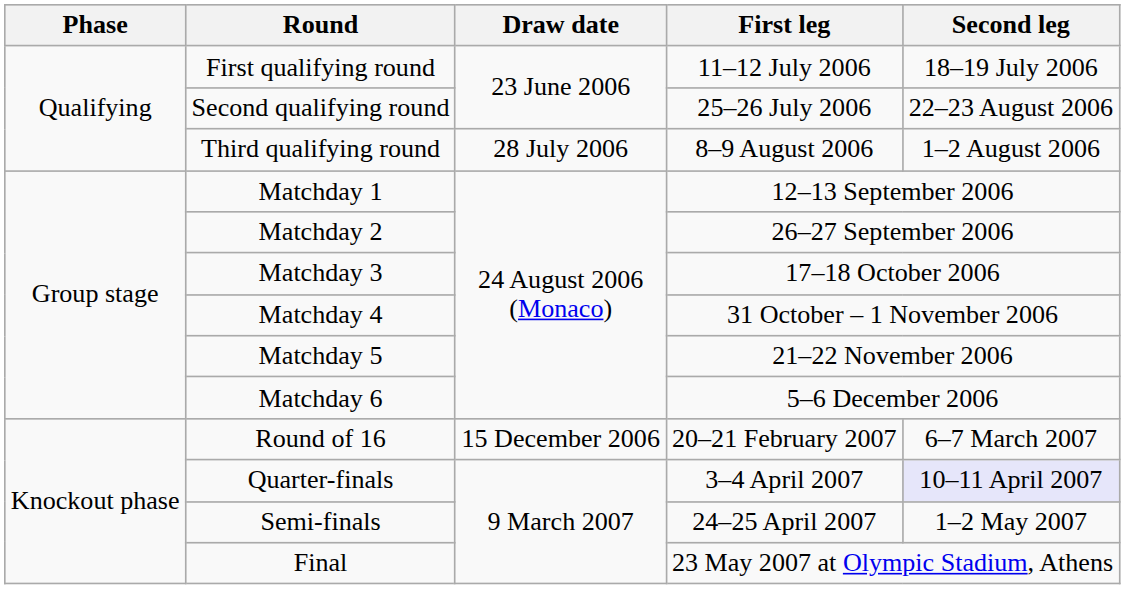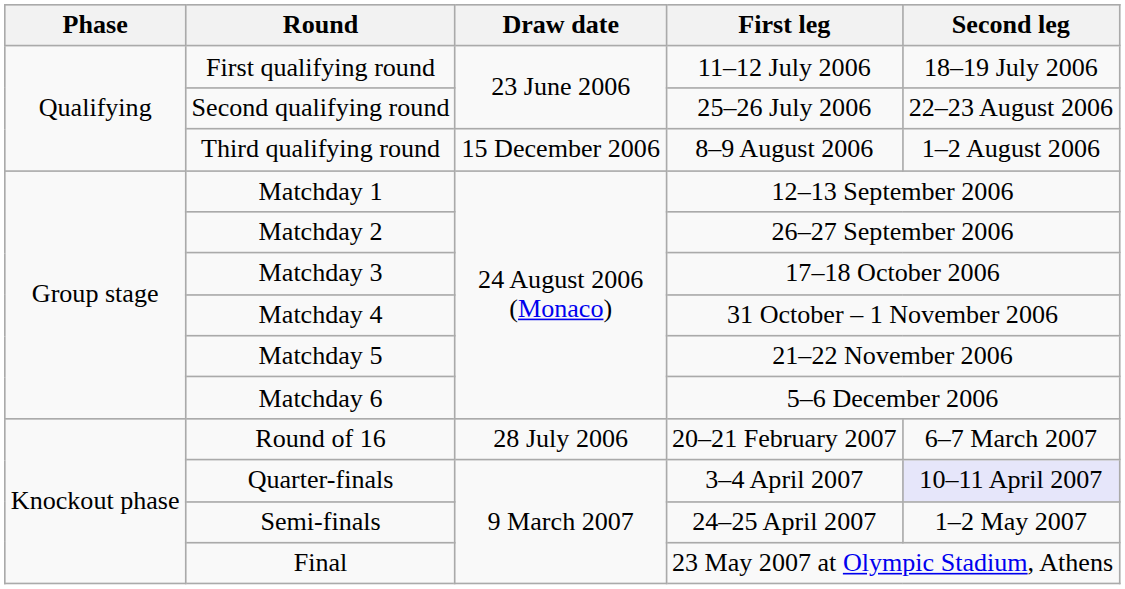(561, 149) 28 July 2006 -> (561, 149) 15 December 2006
(561, 438) 15 December 2006 -> (561, 438) 28 July 2006
